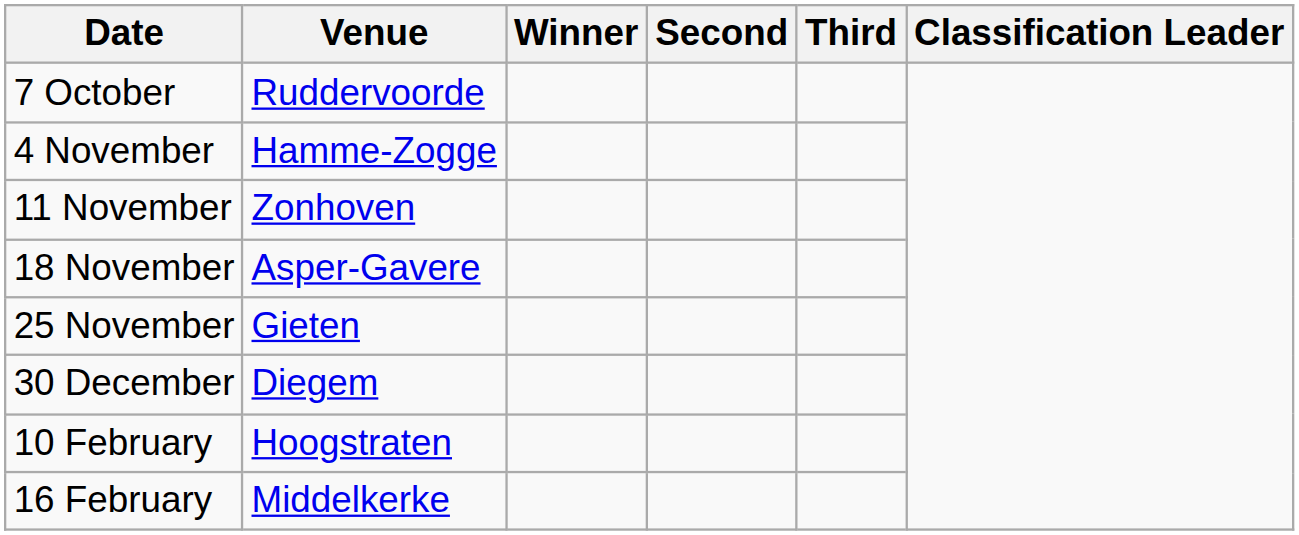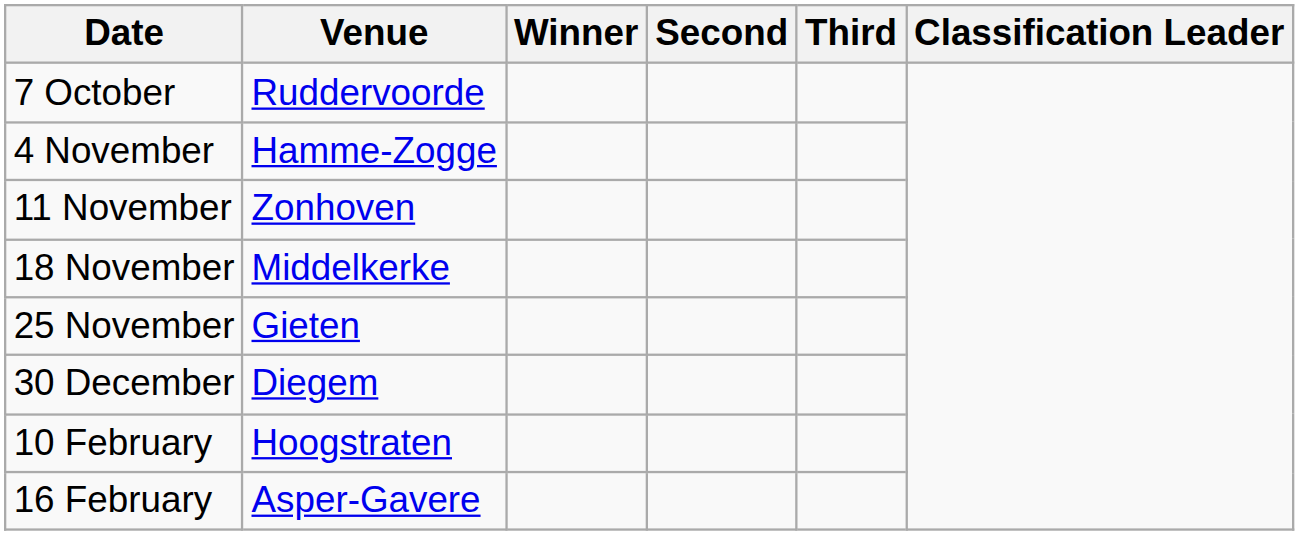(366, 267) Asper-Gavere -> (351, 267) Middelkerke
(351, 500) Middelkerke -> (366, 500) Asper-Gavere
